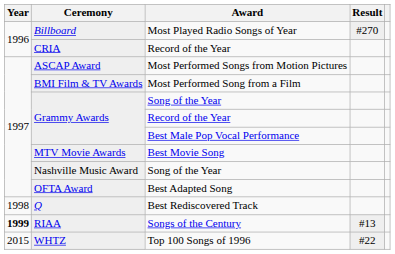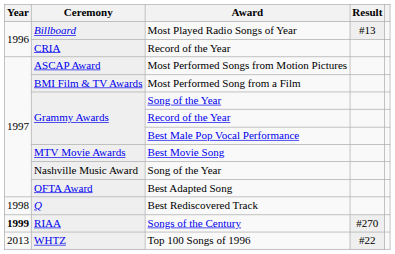(367, 30) #270 -> (367, 30) #13
(367, 223) #13 -> (367, 223) #270
(18, 240) 2015 -> (18, 240) 2013
